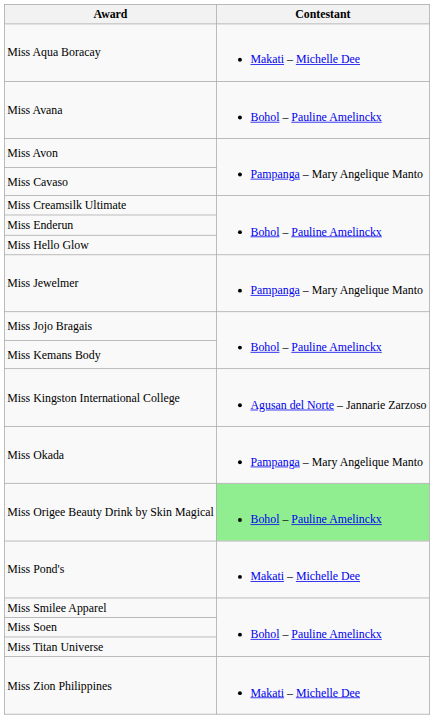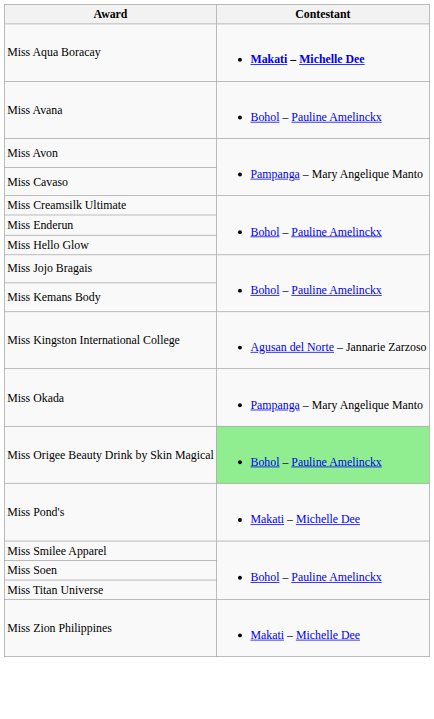(323, 60) normal -> (323, 60) bold
- row: (43, 283)
